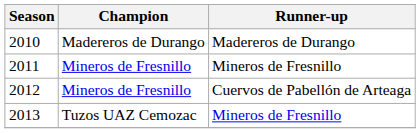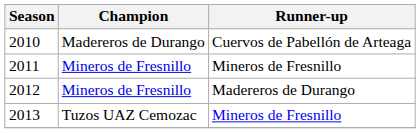(284, 41) Madereros de Durango -> (312, 41) Cuervos de Pabellón de Arteaga
(312, 90) Cuervos de Pabellón de Arteaga -> (284, 90) Madereros de Durango
